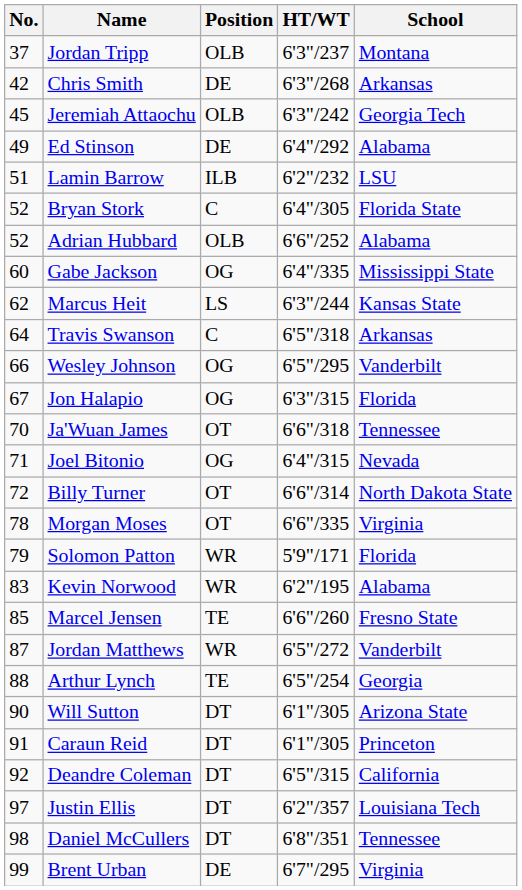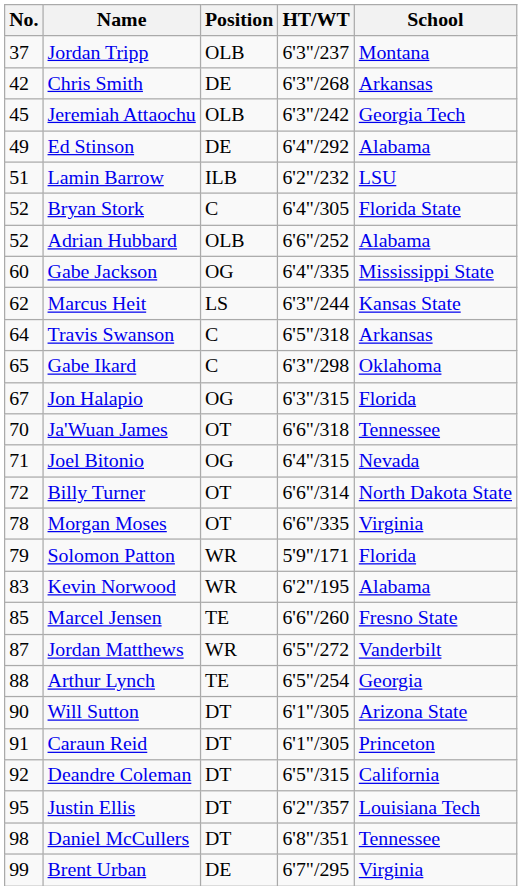+ row: (92, 366)
- row: (112, 366)
(19, 806) 97 -> (19, 806) 95
